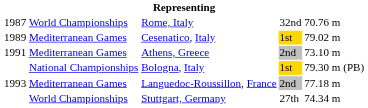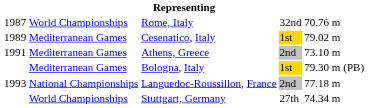(84, 68) National Championships -> (78, 68) Mediterranean Games
(78, 83) Mediterranean Games -> (84, 83) National Championships
